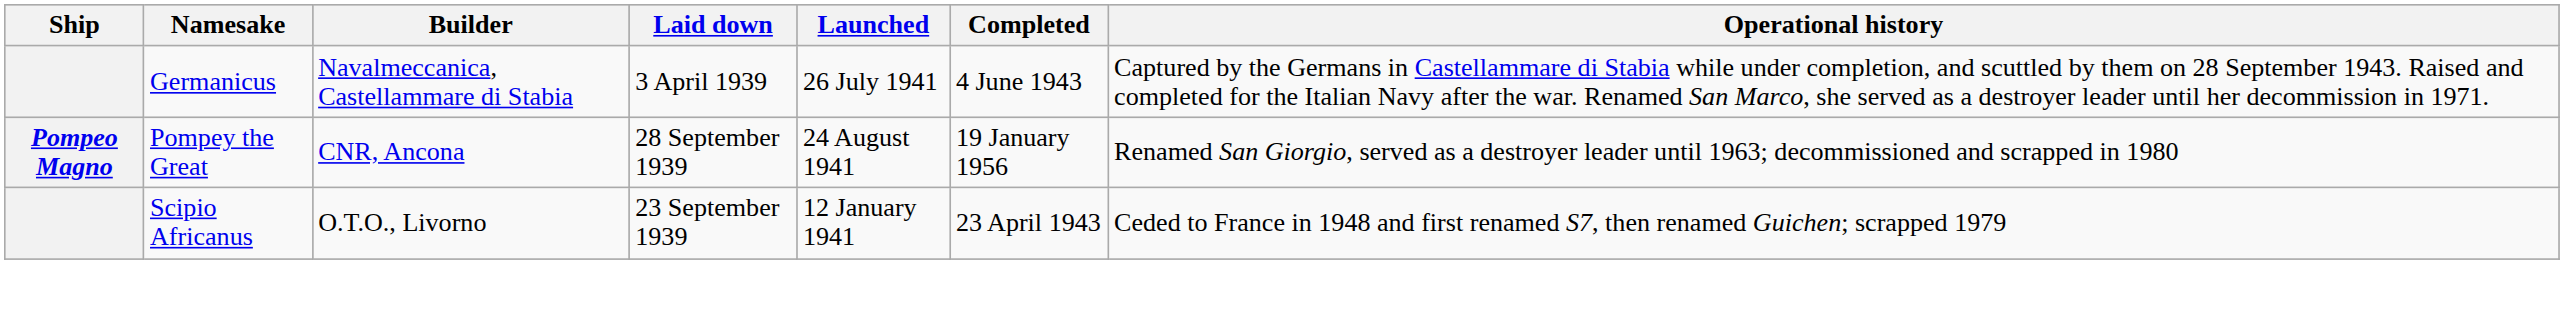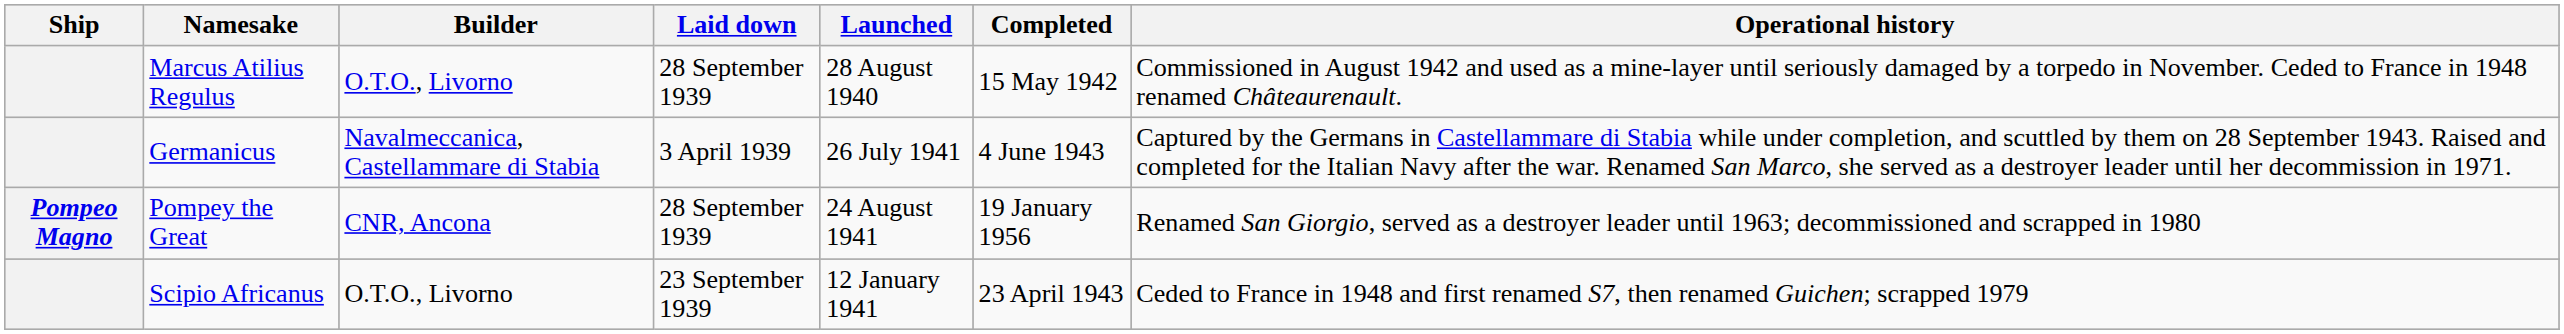+ row: (226, 81)
